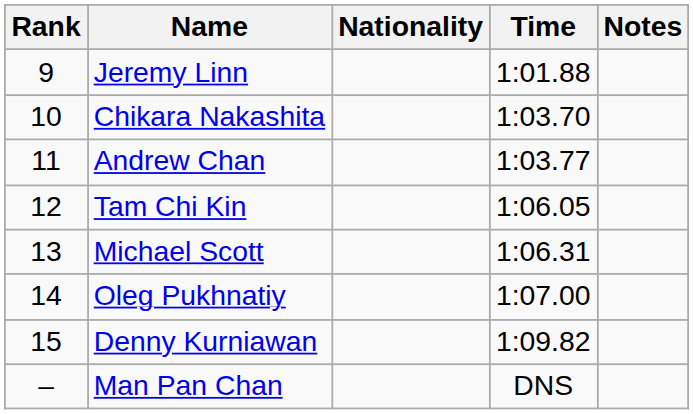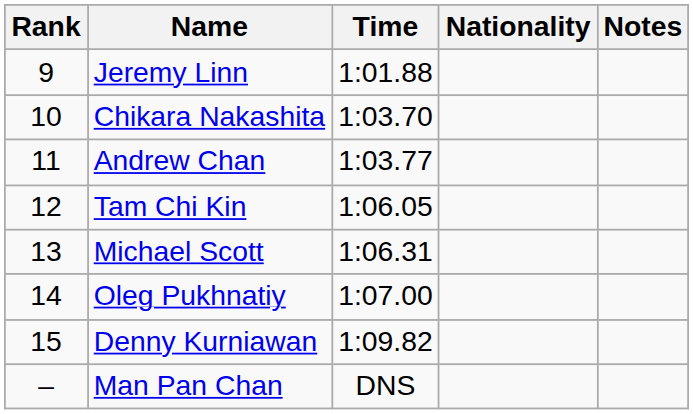columns swapped: (411, 26) <-> (543, 26)
